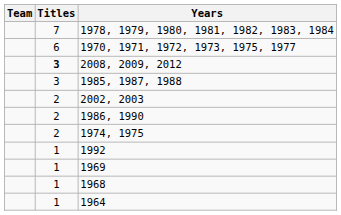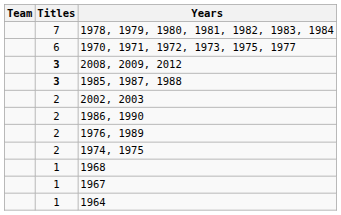(56, 82) normal -> (56, 82) bold
+ row: (112, 133)
- row: (93, 150)
- row: (93, 167)
+ row: (93, 185)
